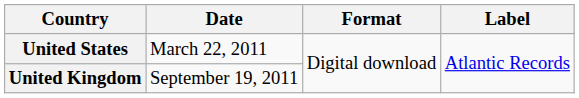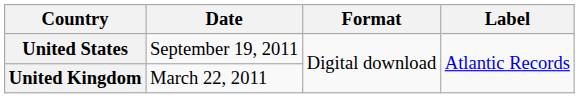(209, 48) March 22, 2011 -> (224, 48) September 19, 2011
(224, 78) September 19, 2011 -> (209, 78) March 22, 2011
